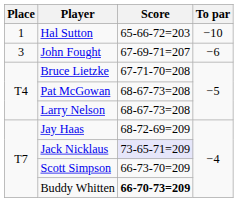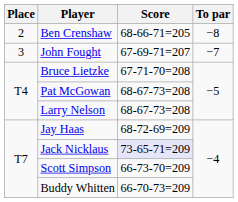- row: (67, 33)
+ row: (76, 33)
(213, 52) −6 -> (213, 52) −7
(155, 187) bold -> (155, 187) normal
